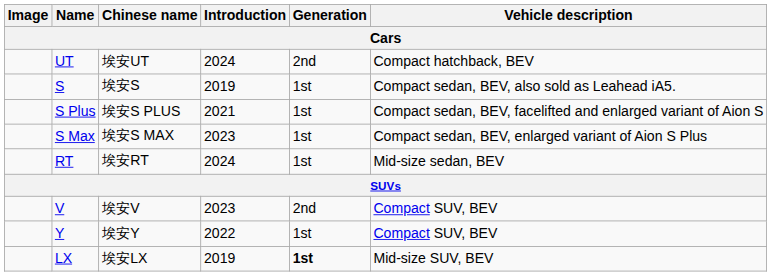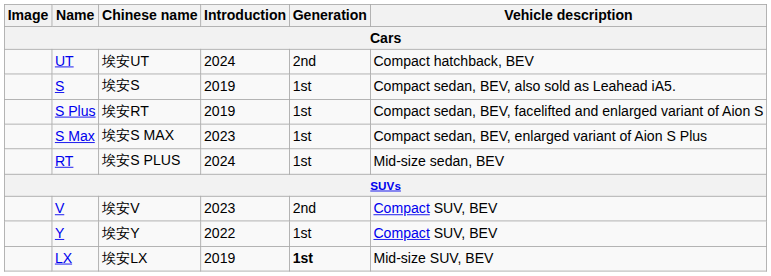(141, 111) 埃安S PLUS -> (125, 111) 埃安RT
(220, 111) 2021 -> (220, 111) 2019
(125, 161) 埃安RT -> (141, 161) 埃安S PLUS
